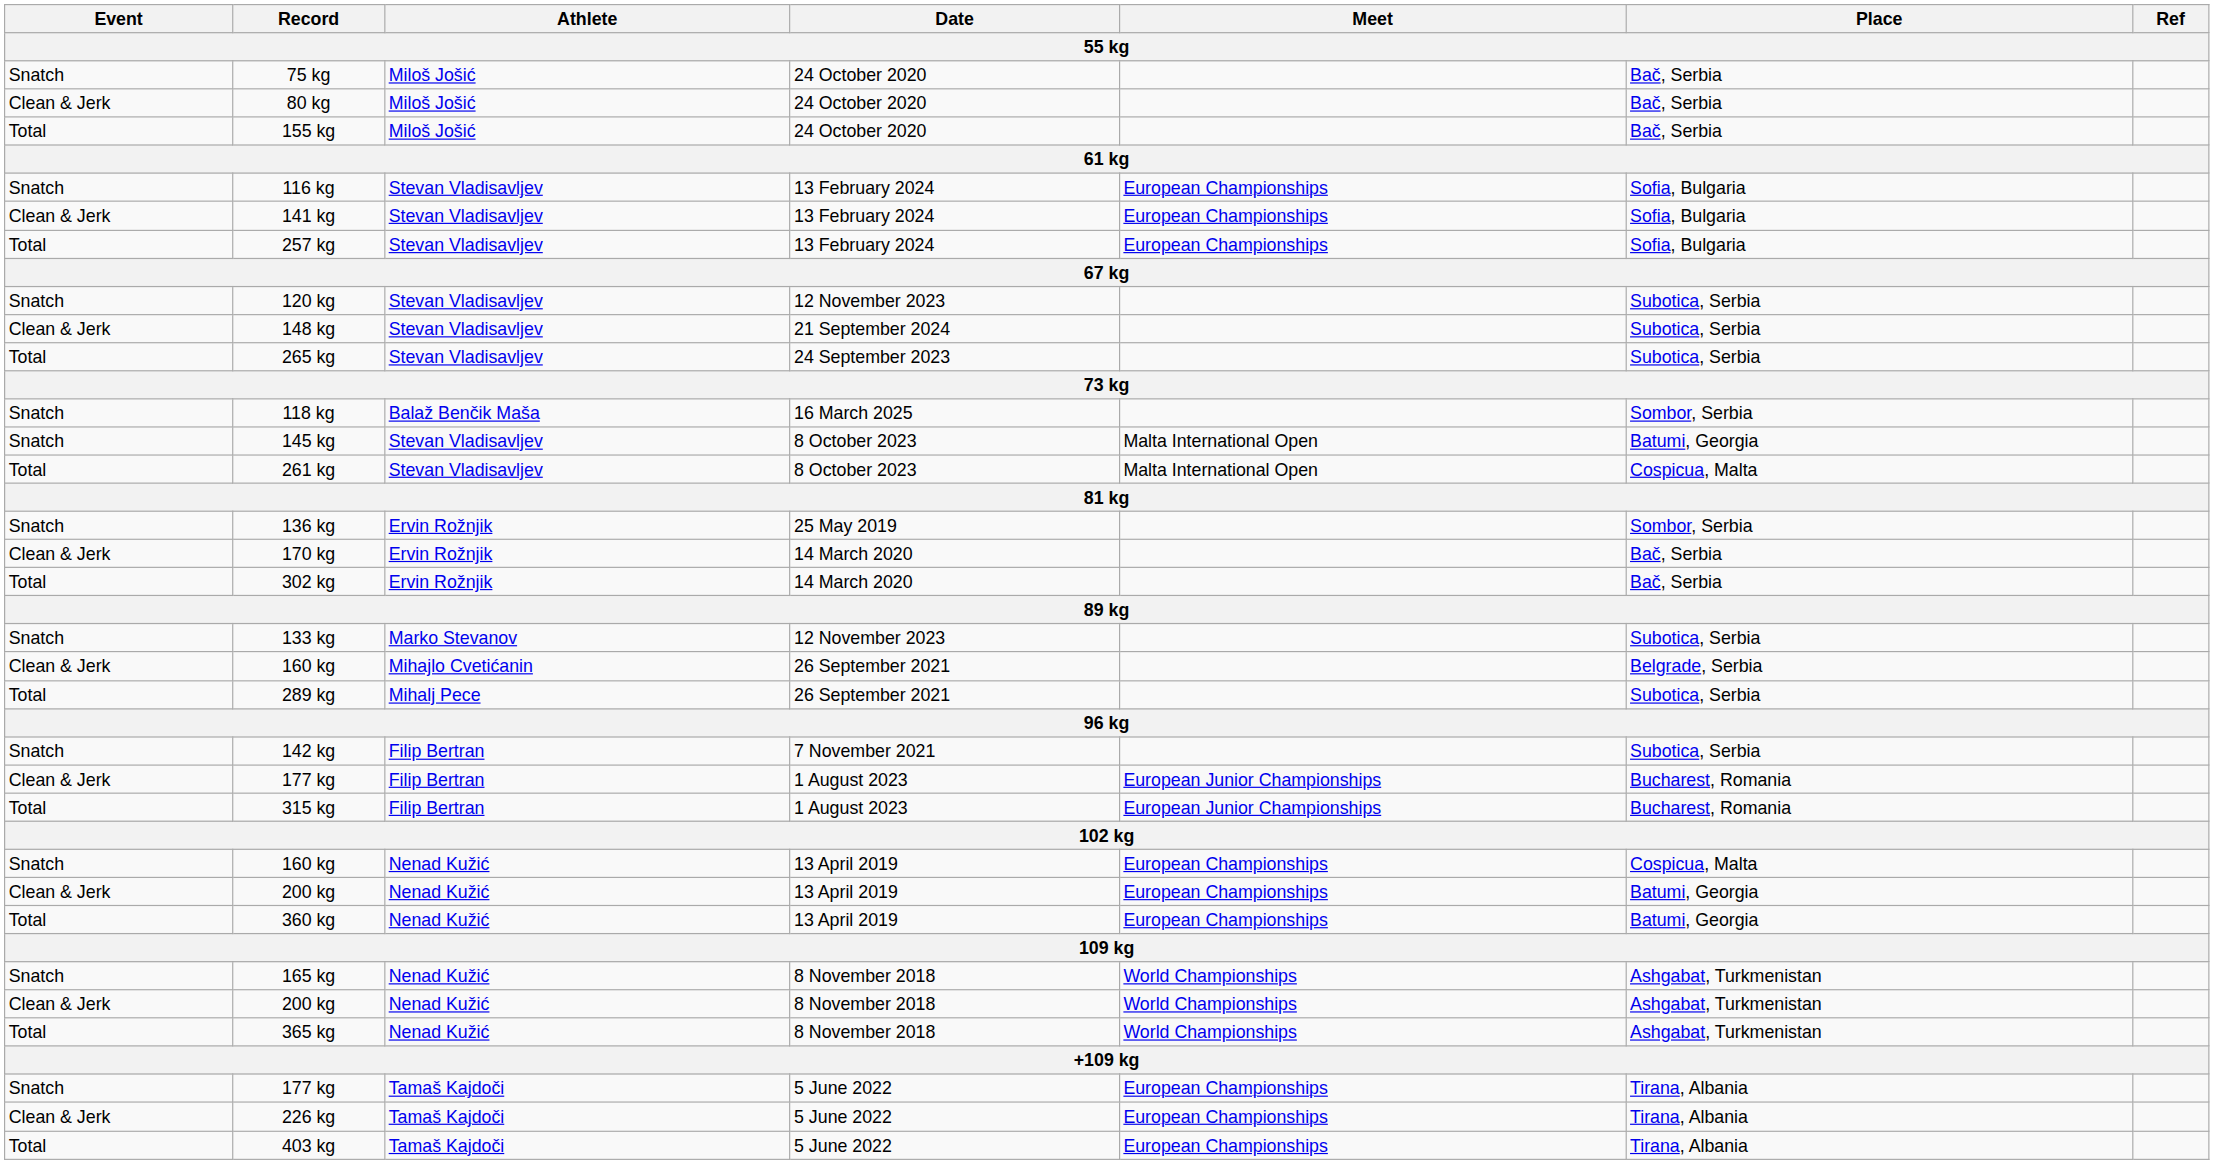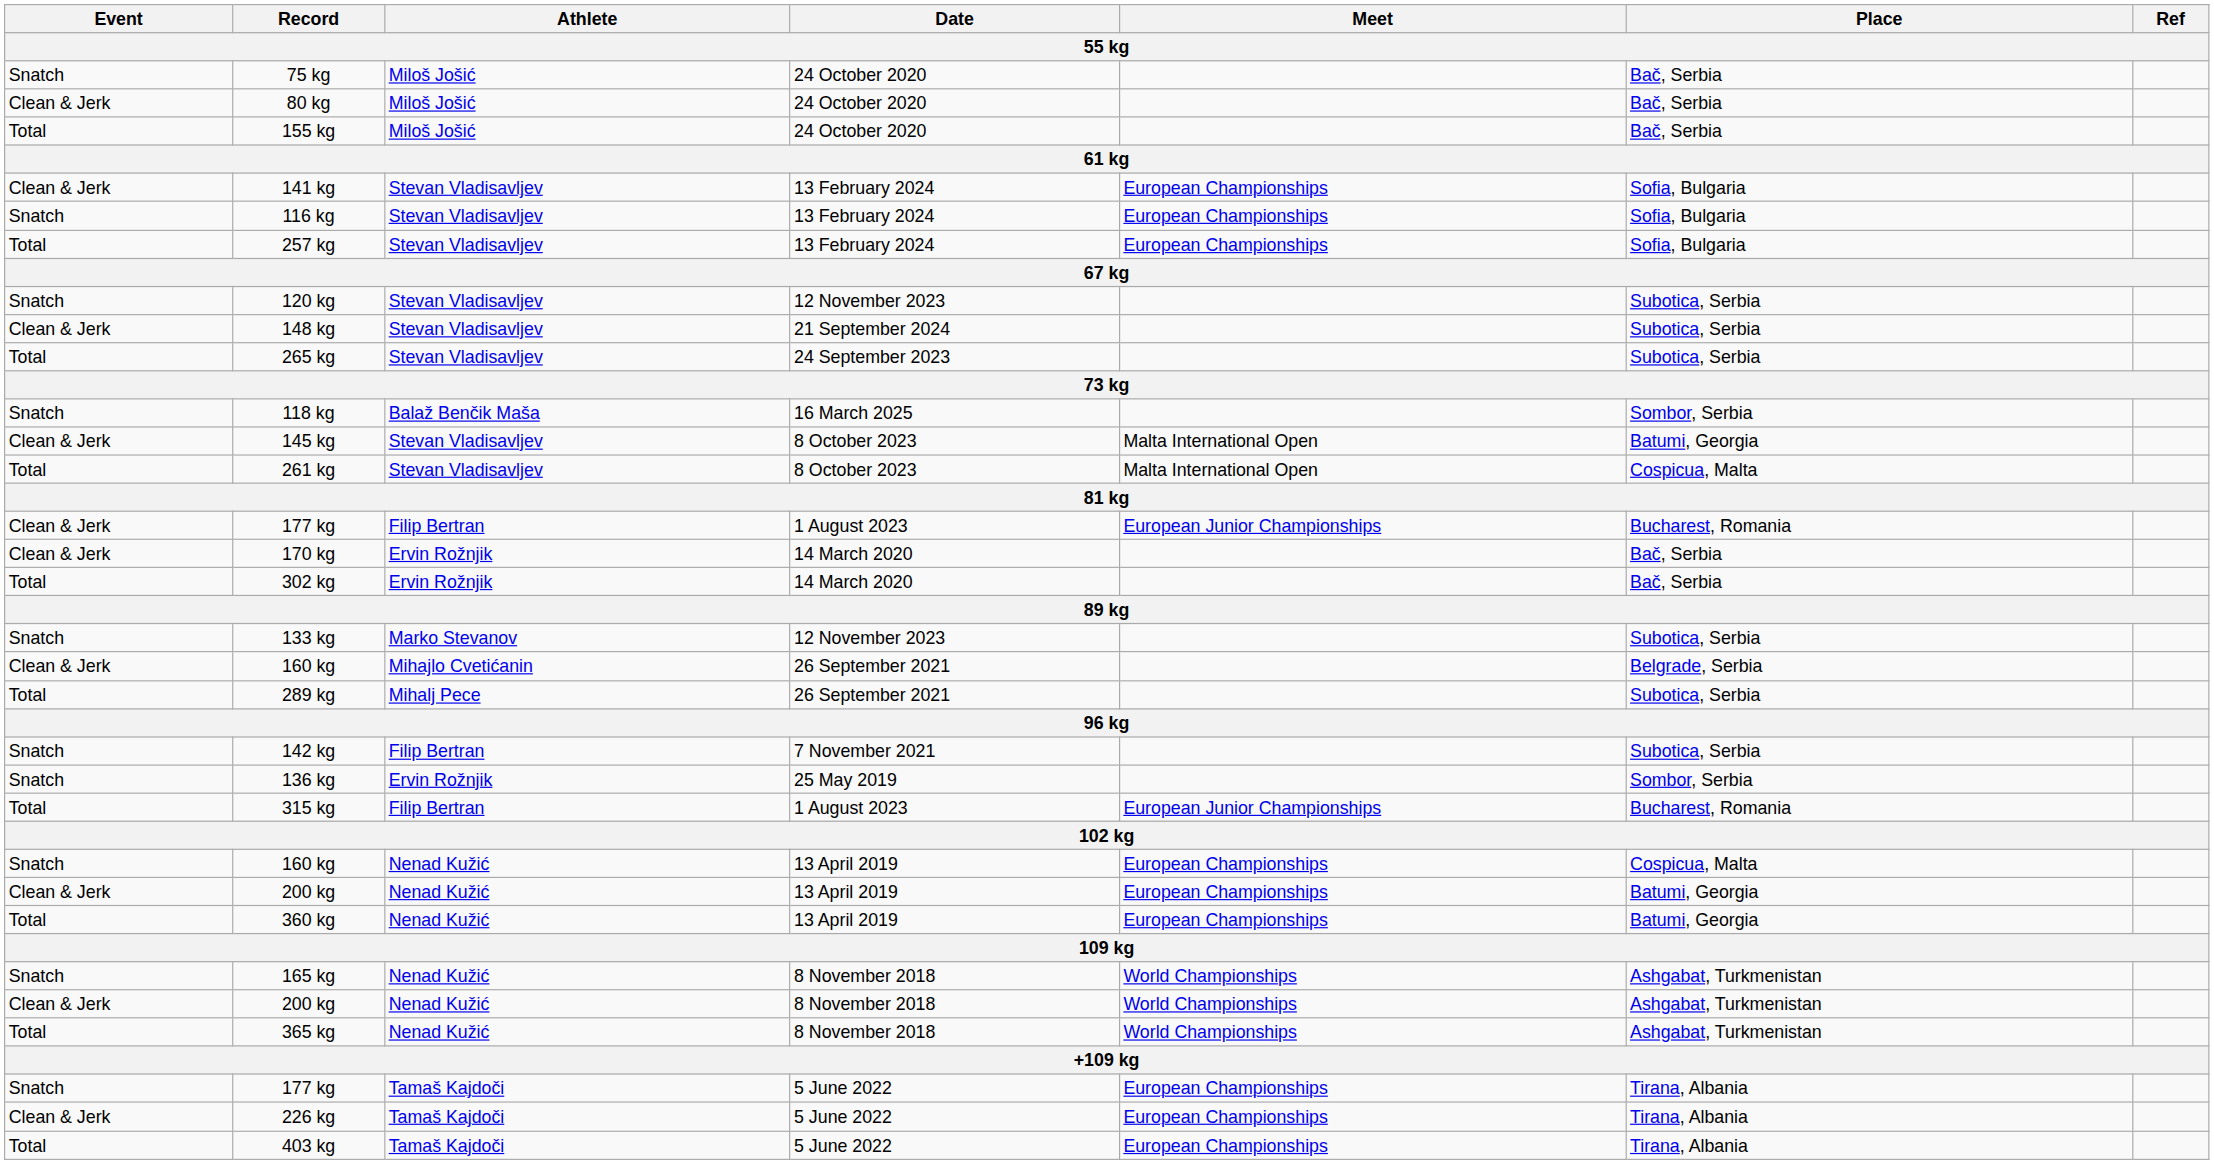rows swapped: (309, 188) <-> (309, 216)
(36, 441) Snatch -> (60, 441) Clean & Jerk
rows swapped: (309, 526) <-> (309, 779)
